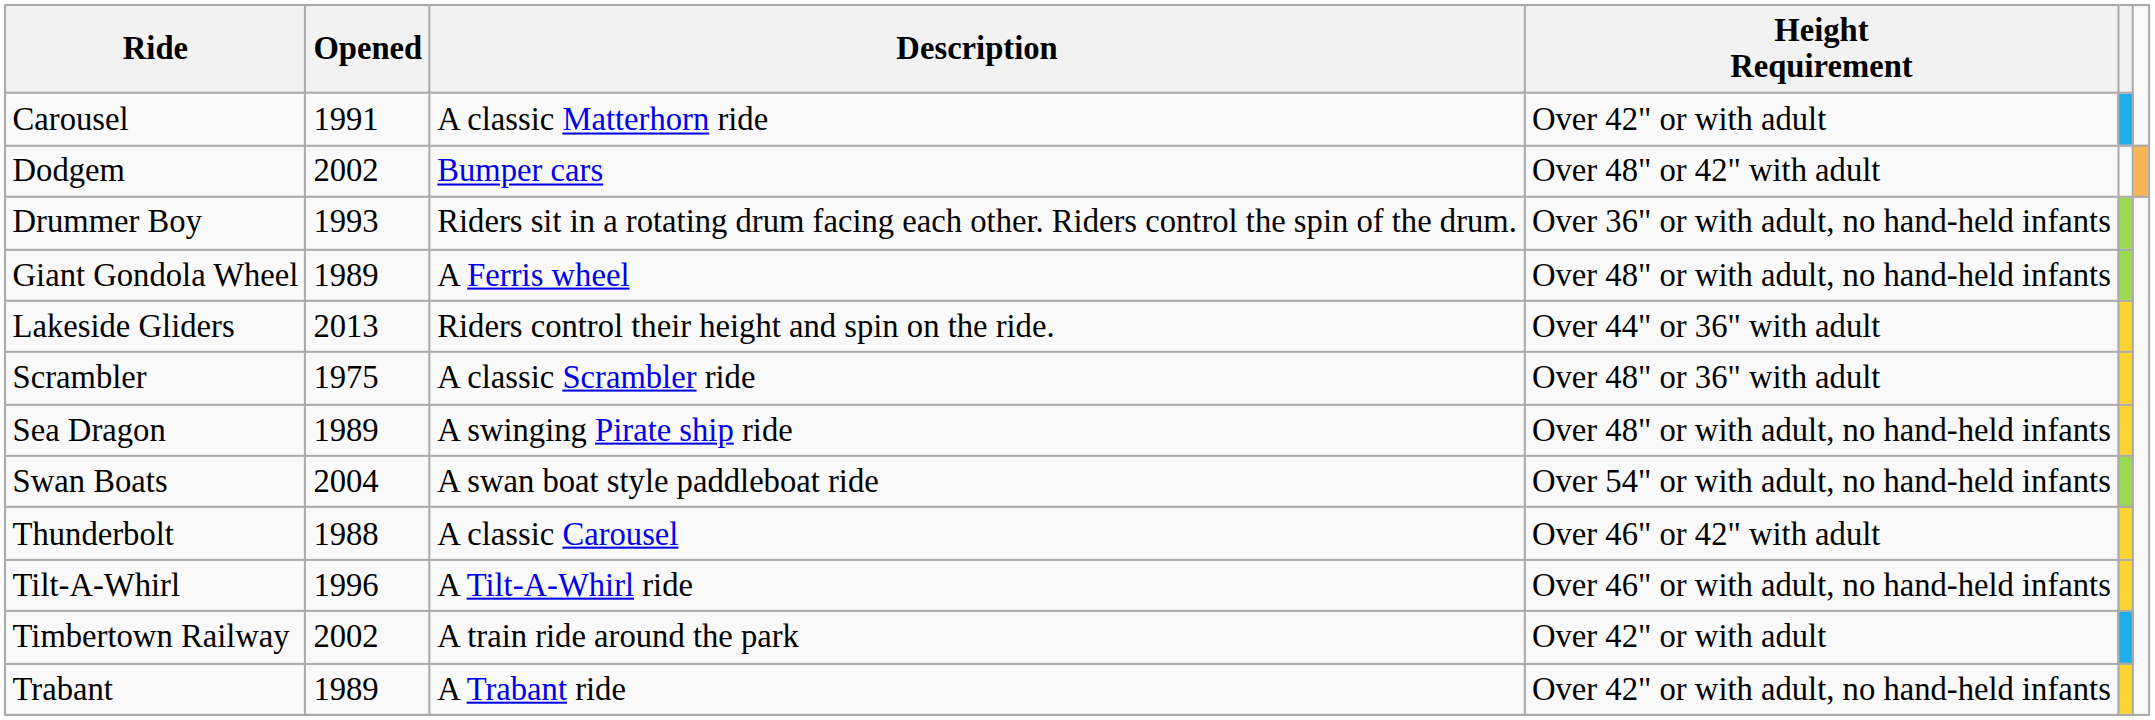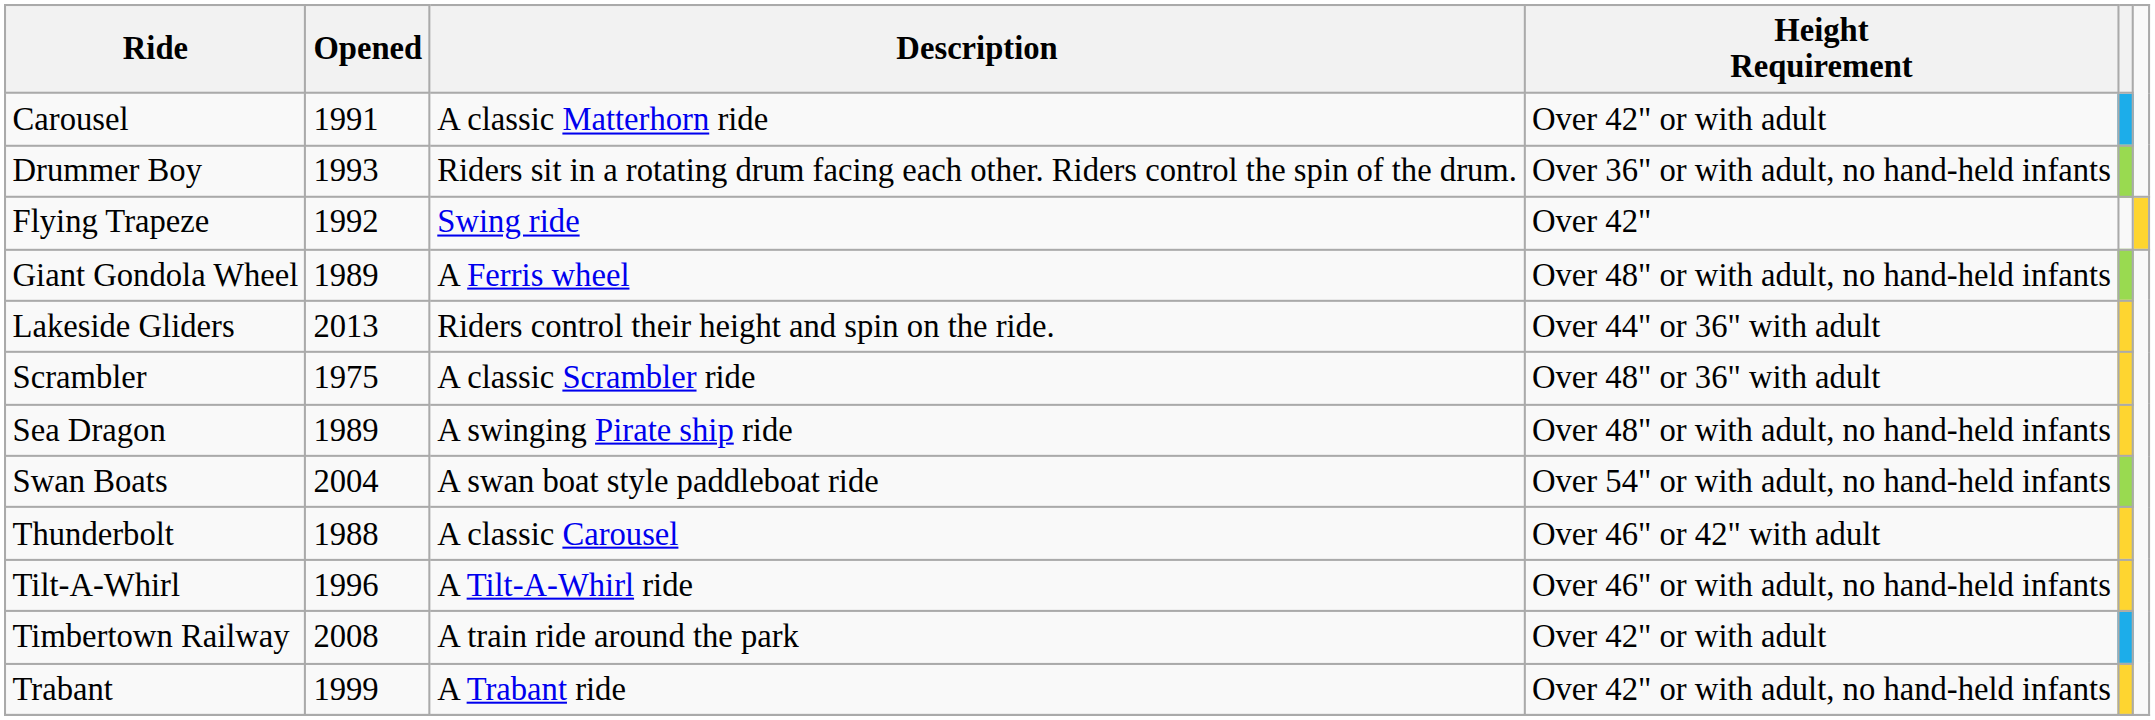- row: (69, 170)
+ row: (111, 222)
(346, 636) 2002 -> (346, 636) 2008
(346, 688) 1989 -> (346, 688) 1999
